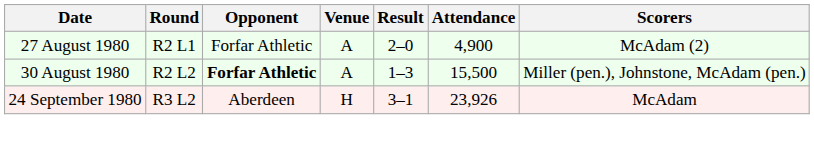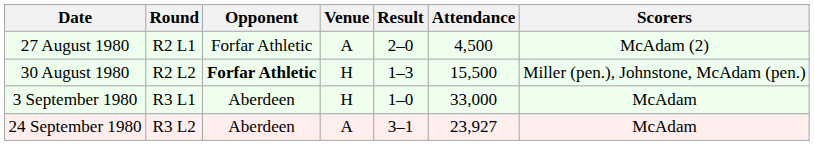(474, 45) 4,900 -> (474, 45) 4,500
(347, 72) A -> (347, 72) H
+ row: (75, 99)
(347, 99) H -> (347, 126) A
(474, 99) 23,926 -> (474, 126) 23,927
